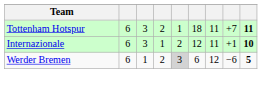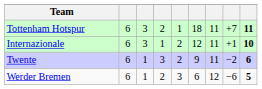+ row: (21, 60)
(180, 60) lightgrey background -> (180, 76) no background
